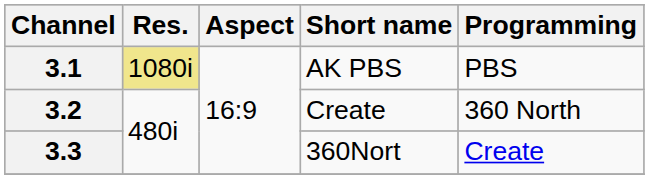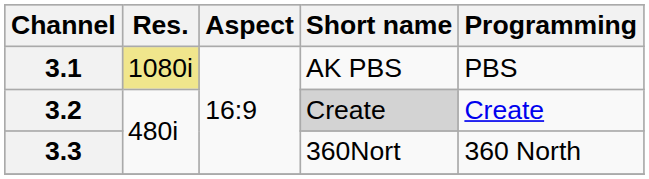(346, 109) no background -> (346, 109) lightgrey background
(523, 109) 360 North -> (504, 109) Create
(504, 151) Create -> (523, 151) 360 North
